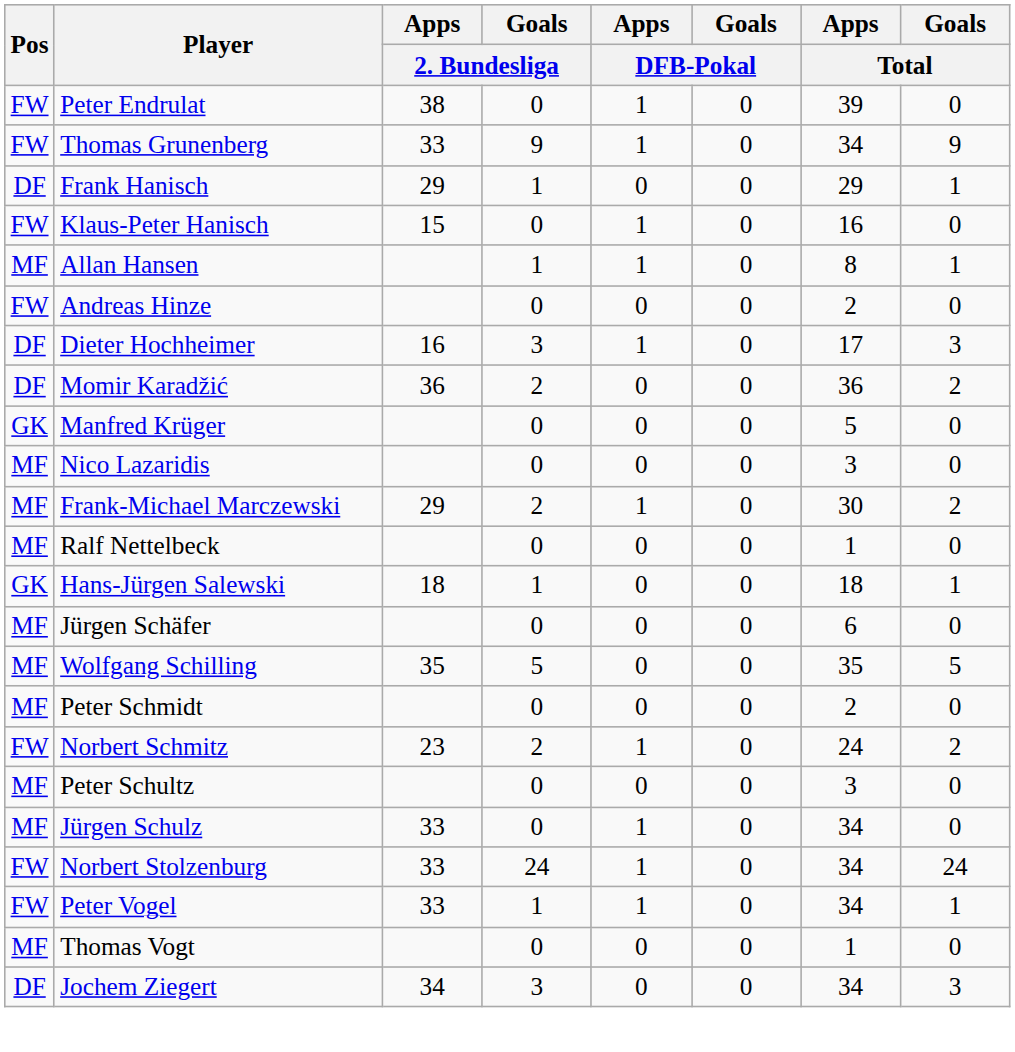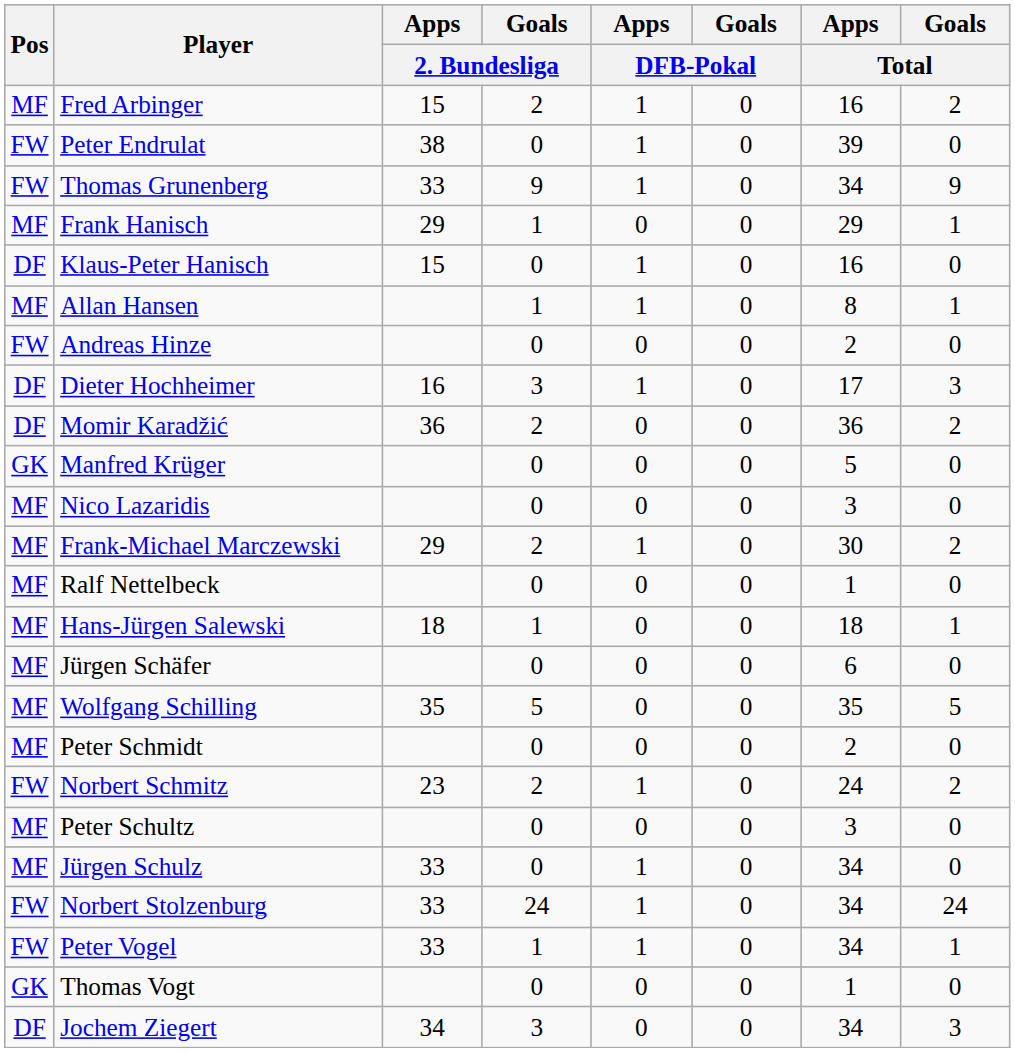+ row: (131, 104)
(30, 184) DF -> (30, 225) MF
(30, 225) FW -> (30, 265) DF
(30, 585) GK -> (30, 625) MF
(30, 946) MF -> (30, 986) GK
